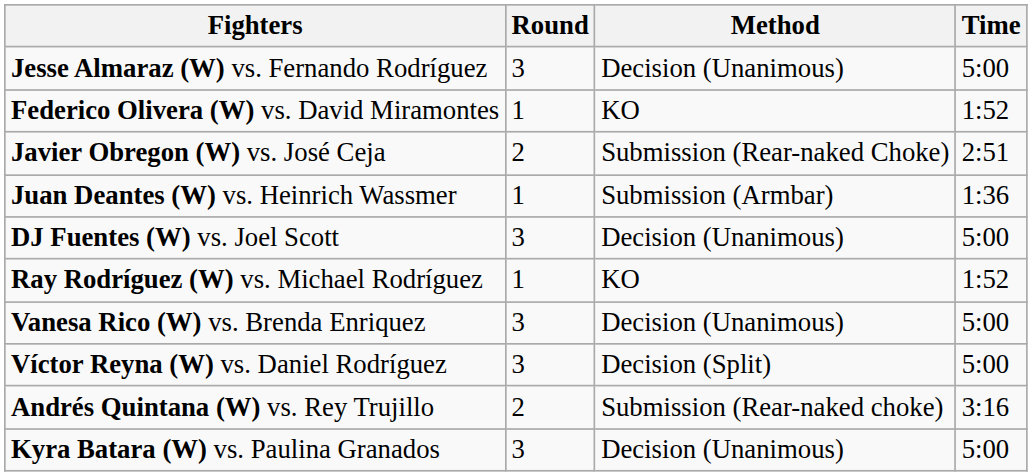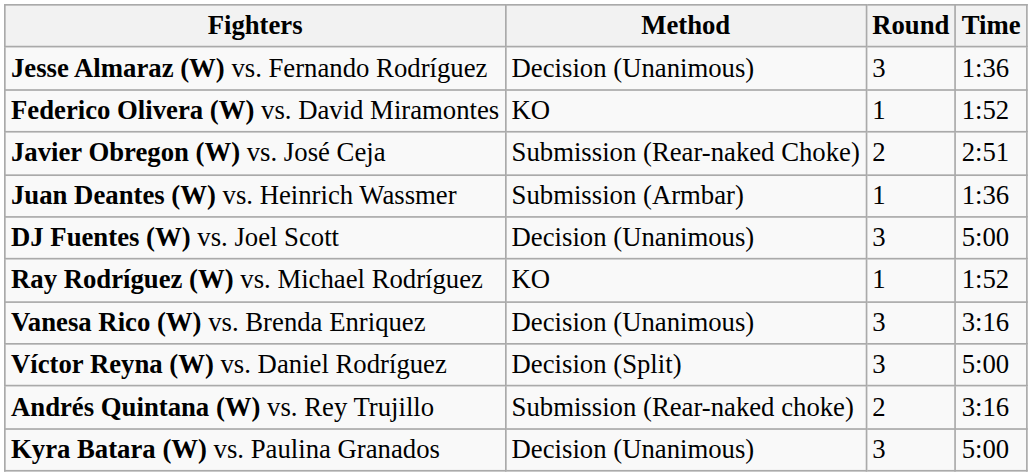columns swapped: (775, 25) <-> (550, 25)
(985, 68) 5:00 -> (985, 68) 1:36
(985, 322) 5:00 -> (985, 322) 3:16
